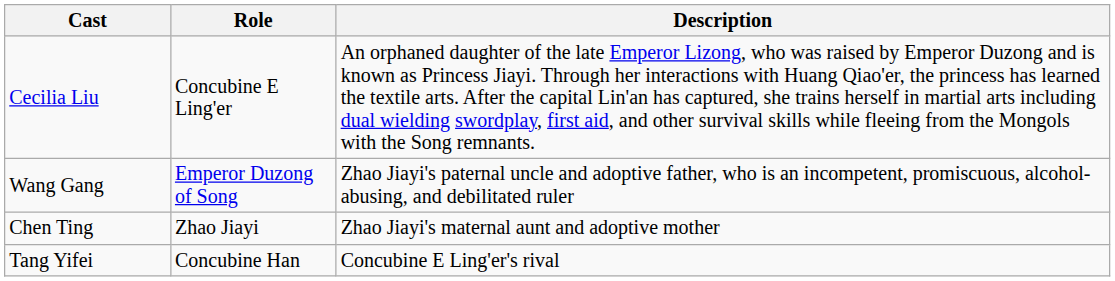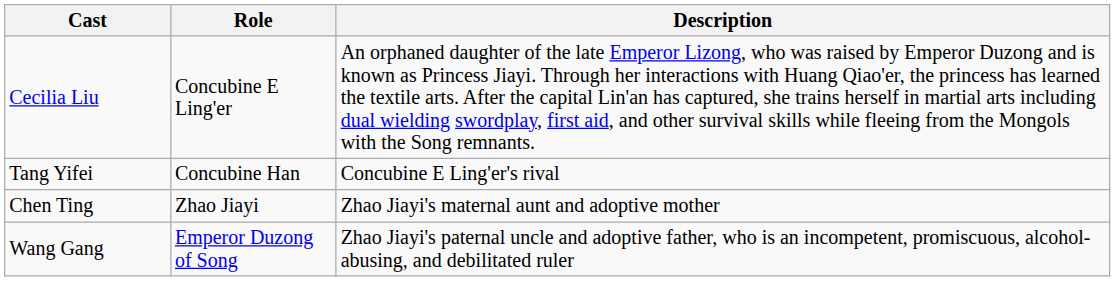rows swapped: (56, 185) <-> (51, 259)
